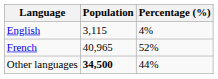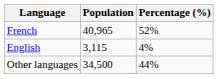rows swapped: (22, 47) <-> (23, 30)
(98, 64) bold -> (98, 64) normal
